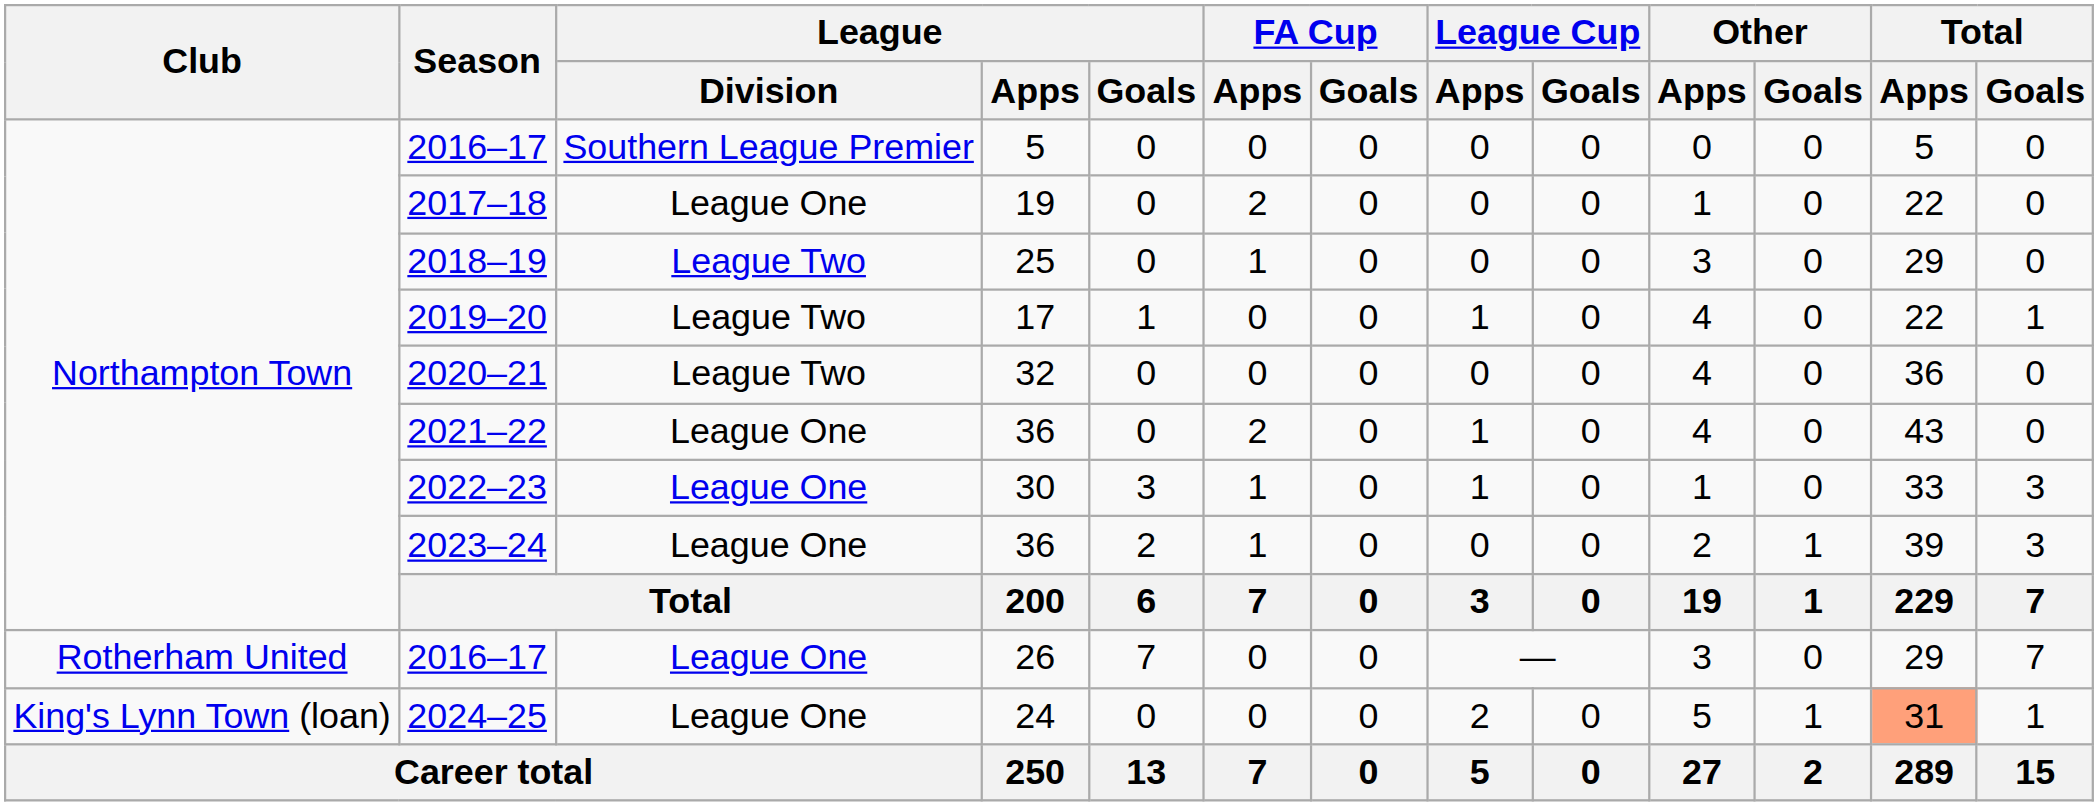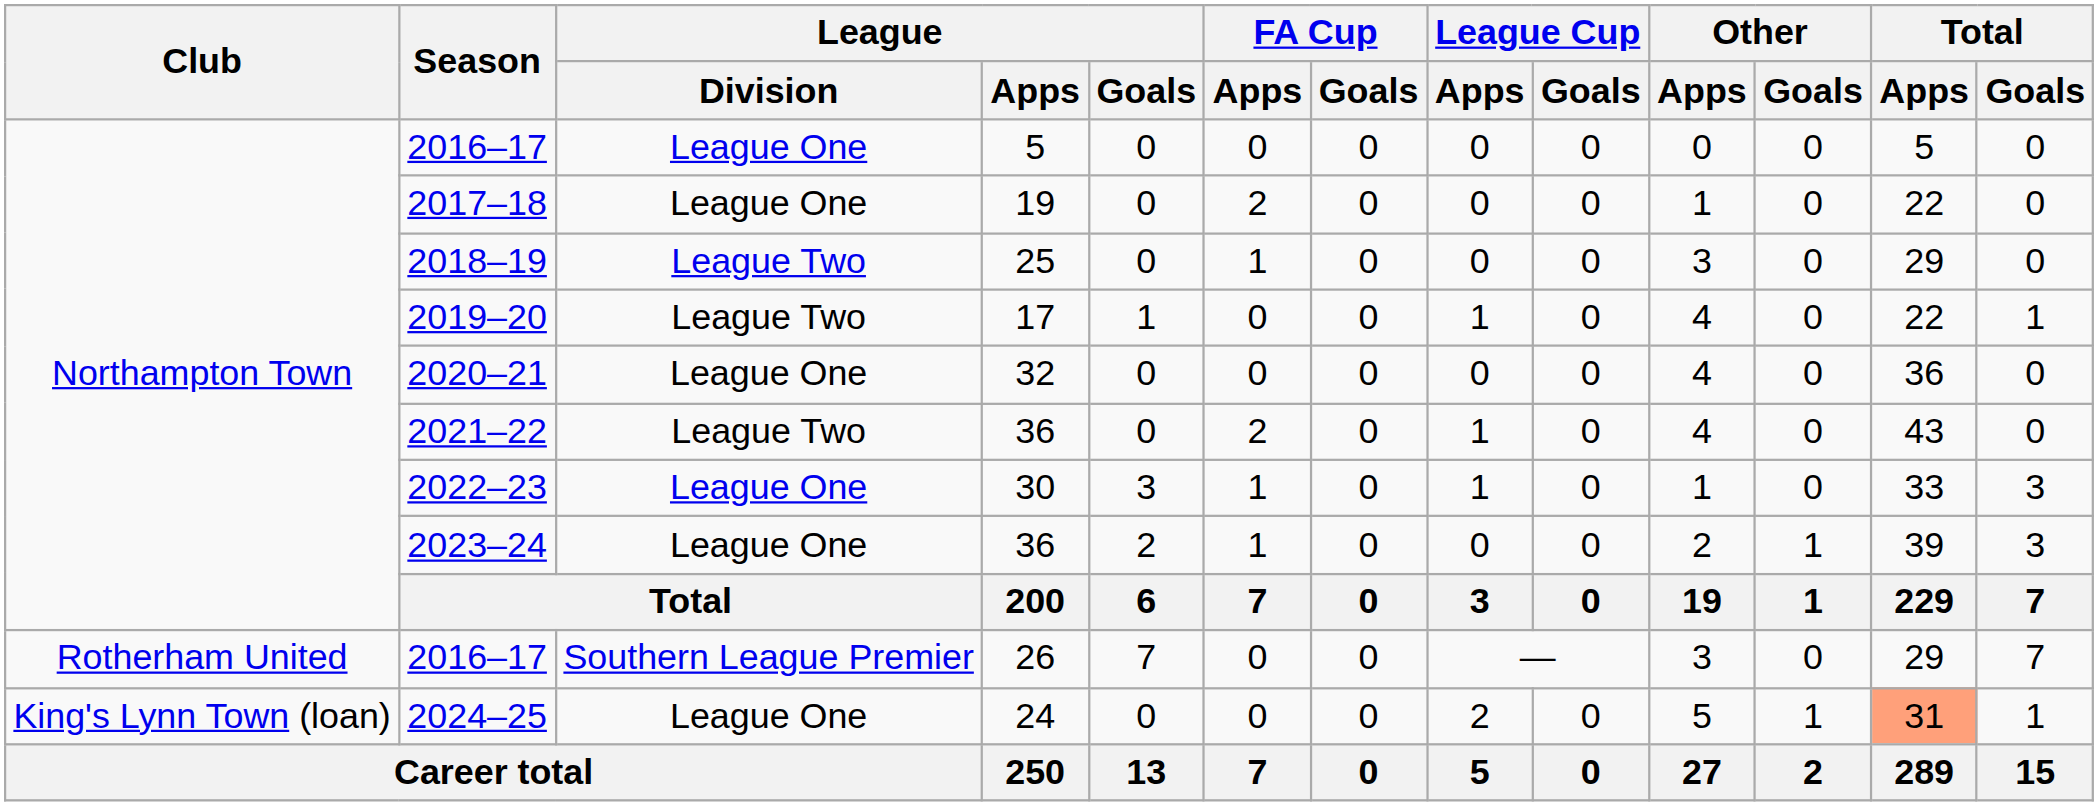(769, 146) Southern League Premier -> (769, 146) League One
(769, 373) League Two -> (769, 373) League One
(769, 430) League One -> (769, 430) League Two
(769, 658) League One -> (769, 658) Southern League Premier
